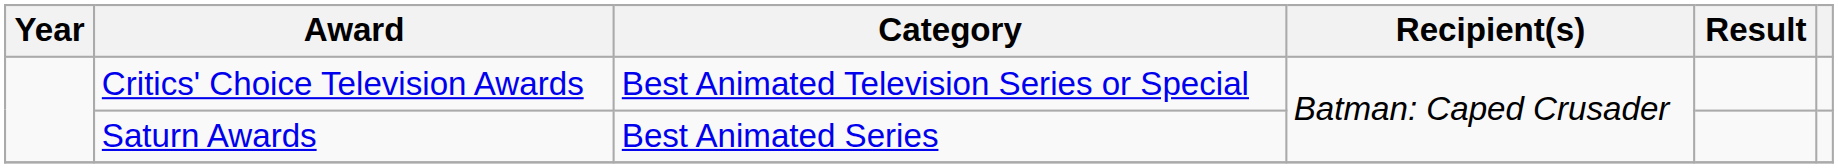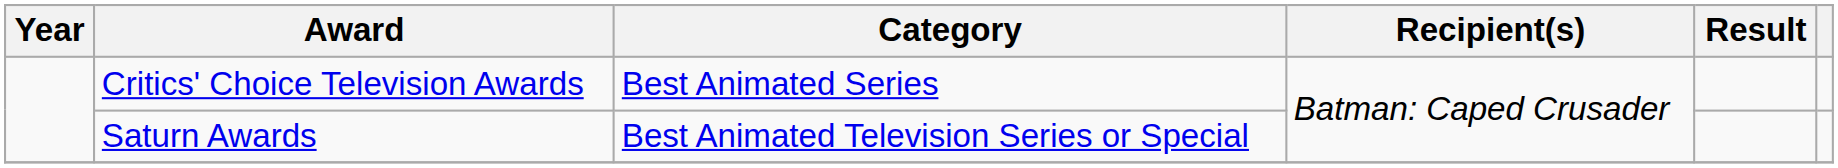(935, 83) Best Animated Television Series or Special -> (780, 83) Best Animated Series
(780, 135) Best Animated Series -> (935, 135) Best Animated Television Series or Special
